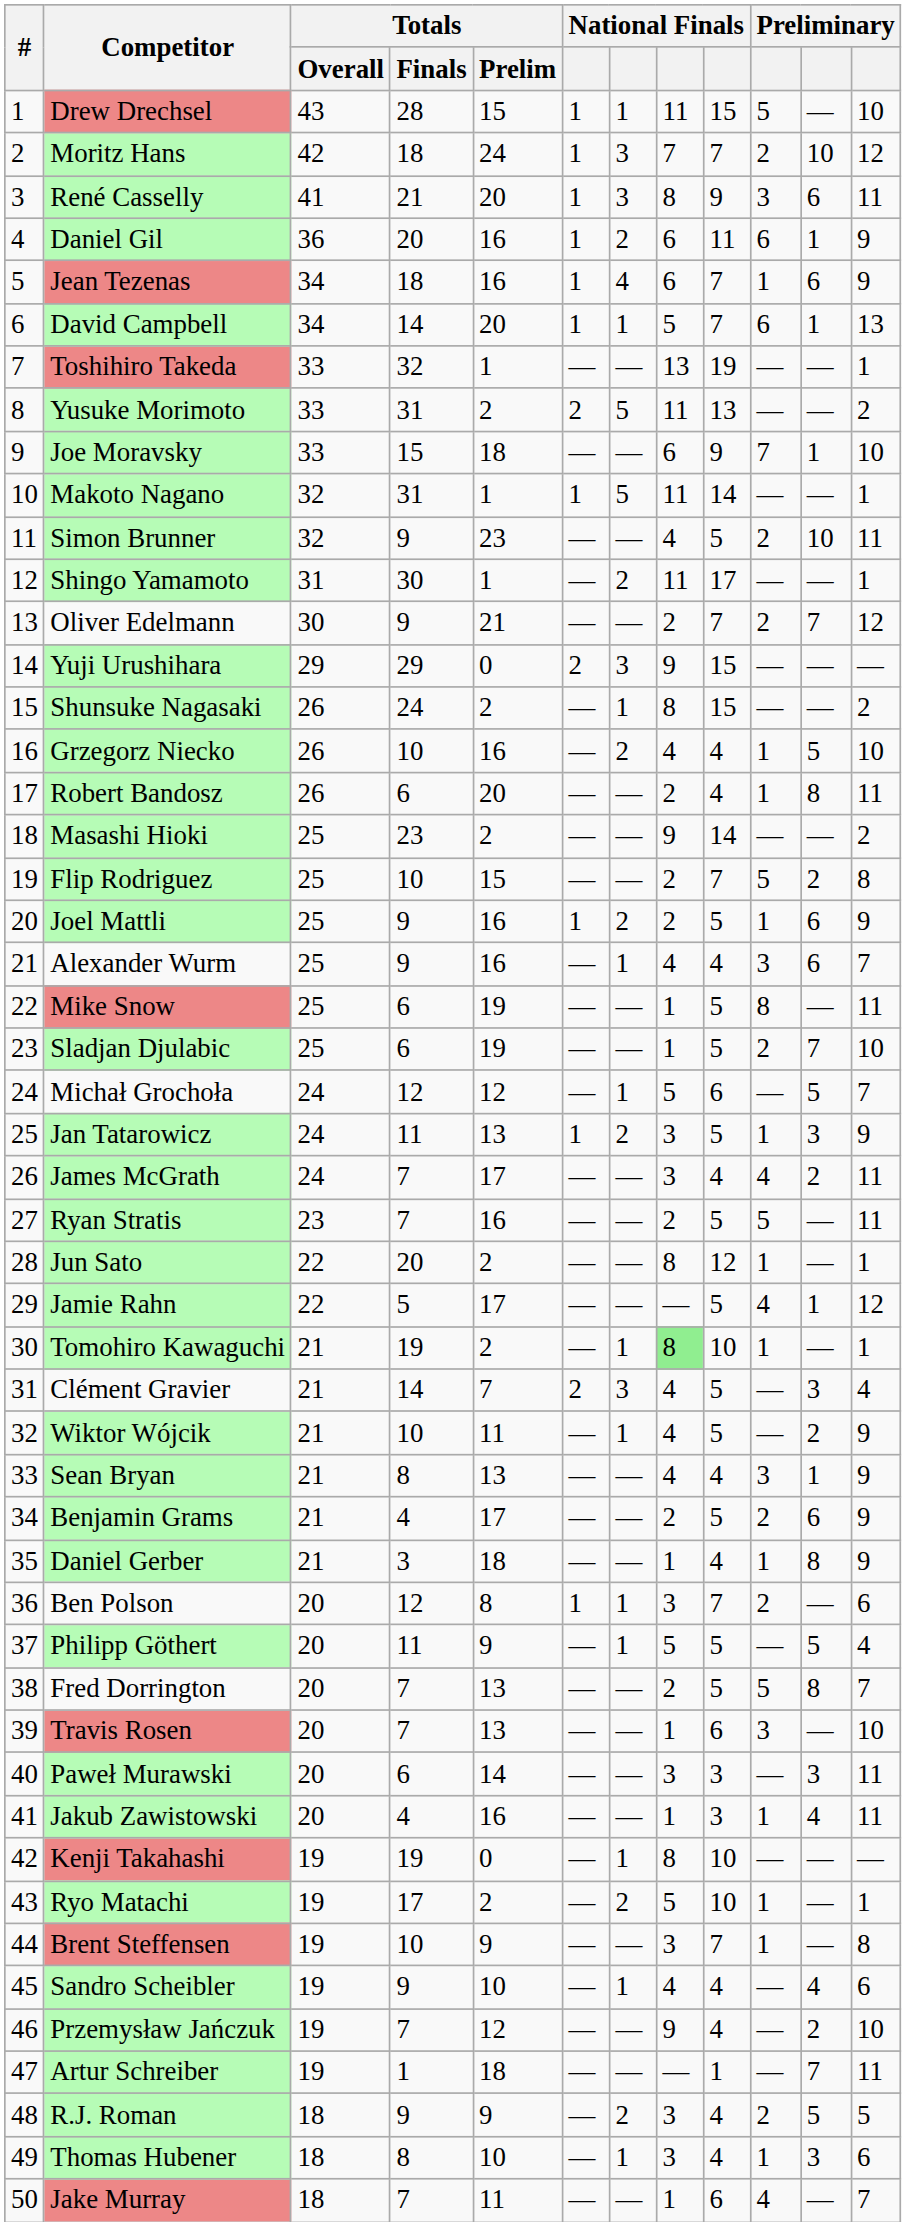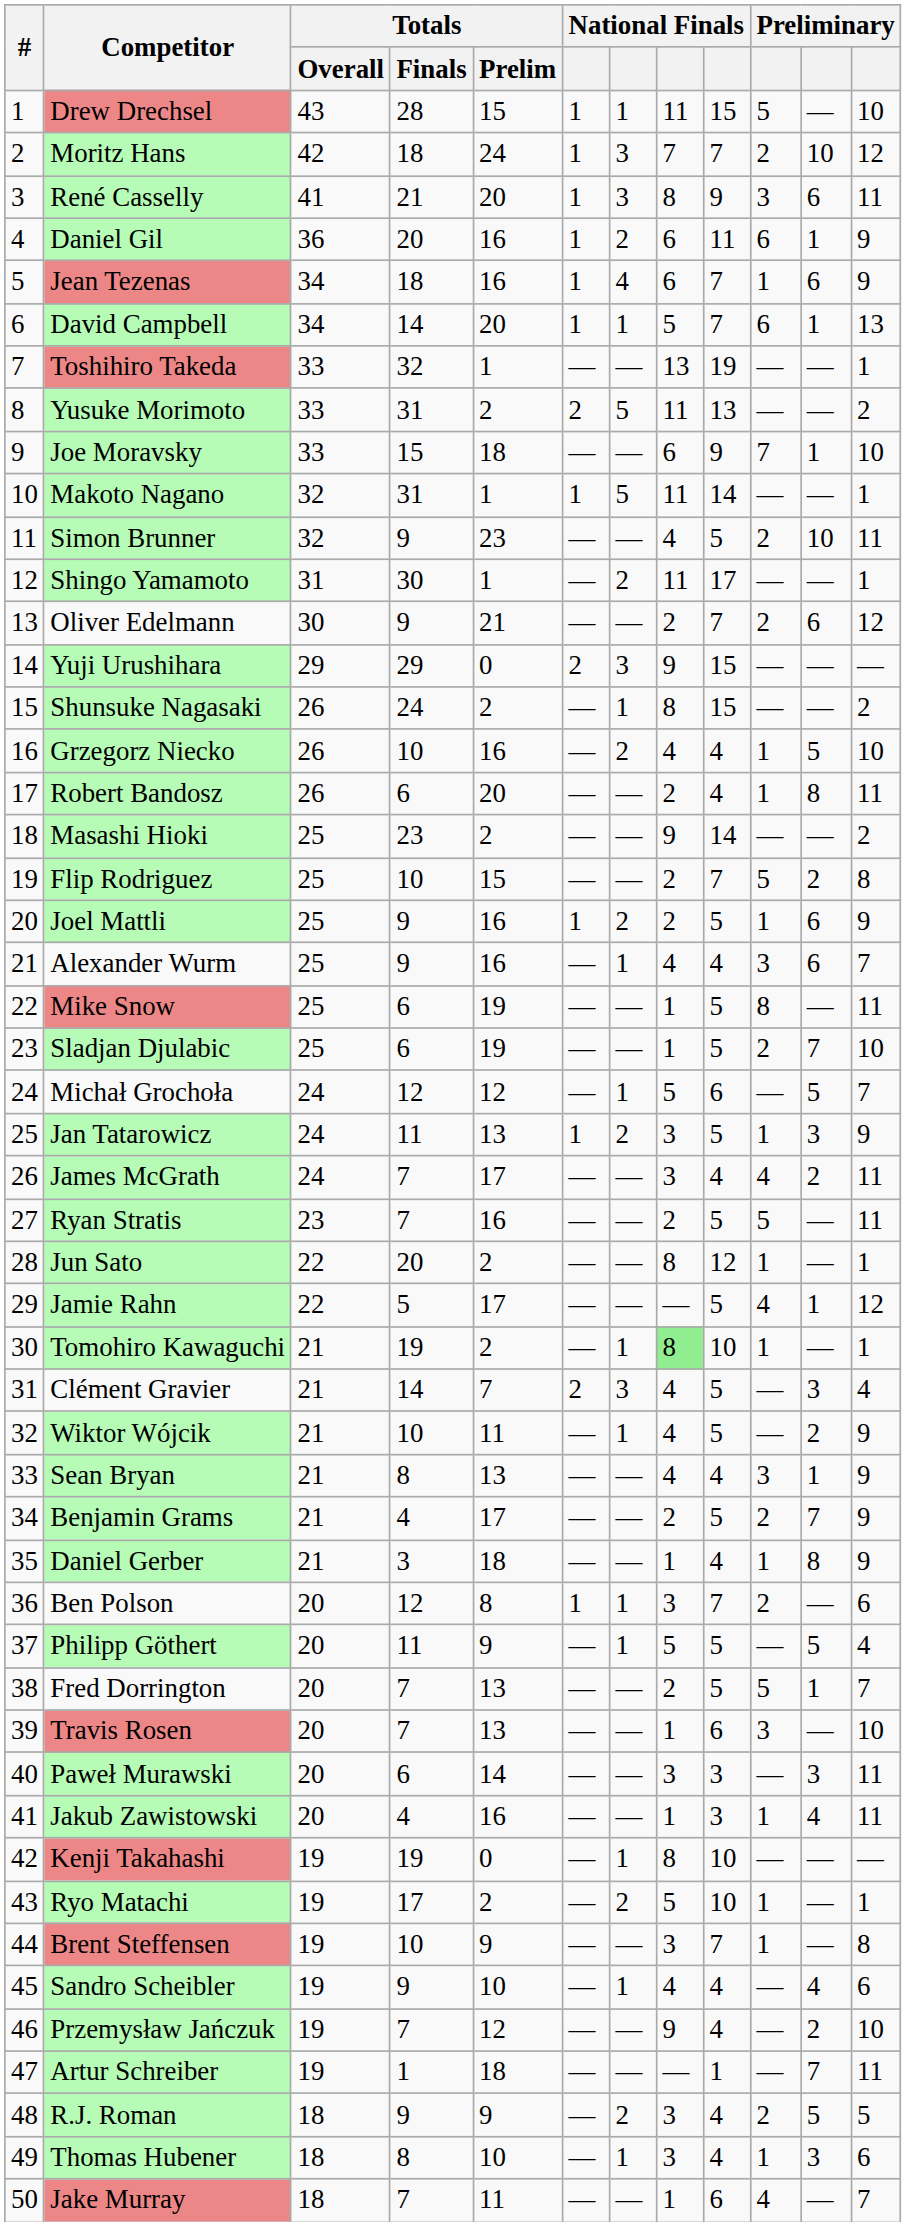(813, 622) 7 -> (813, 622) 6
(813, 1517) 6 -> (813, 1517) 7
(813, 1688) 8 -> (813, 1688) 1
